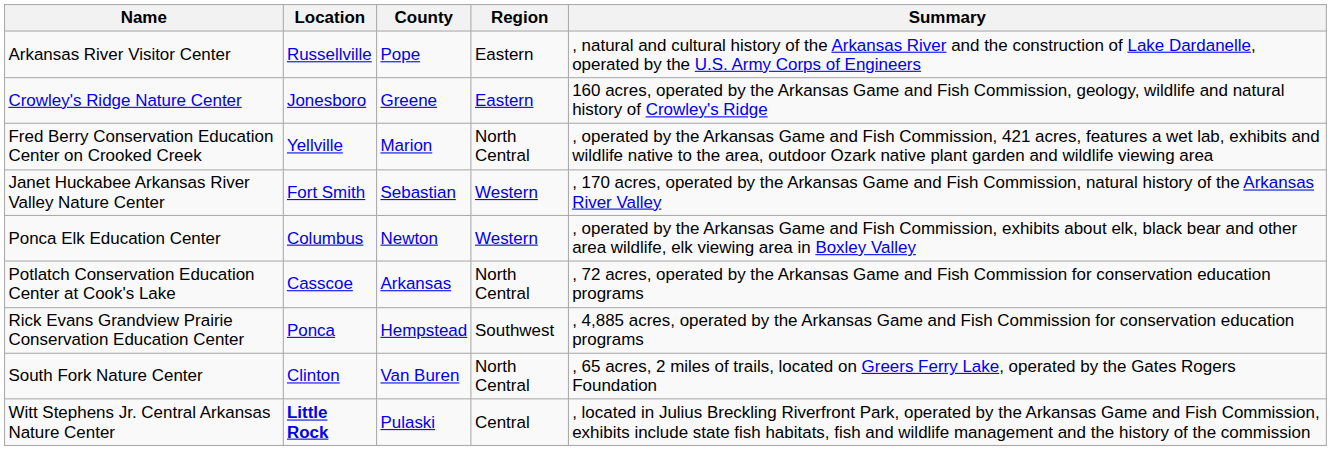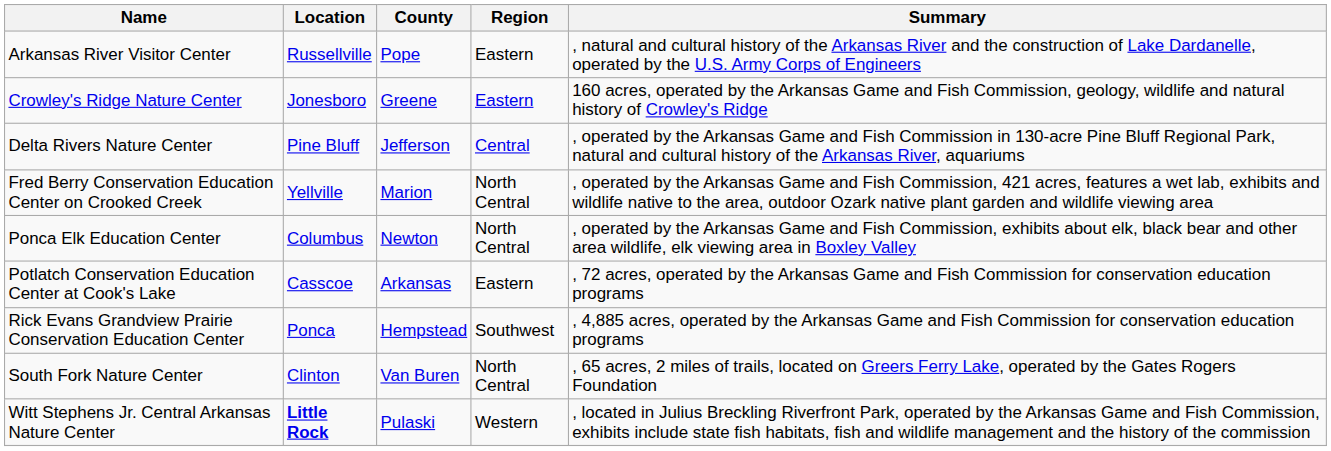+ row: (110, 146)
- row: (129, 192)
(506, 238) Western -> (502, 238) North Central
(502, 284) North Central -> (504, 284) Eastern
(502, 422) Central -> (506, 422) Western
